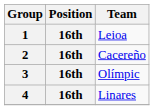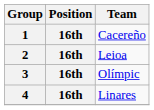(112, 34) Leioa -> (122, 34) Cacereño
(122, 54) Cacereño -> (112, 54) Leioa
